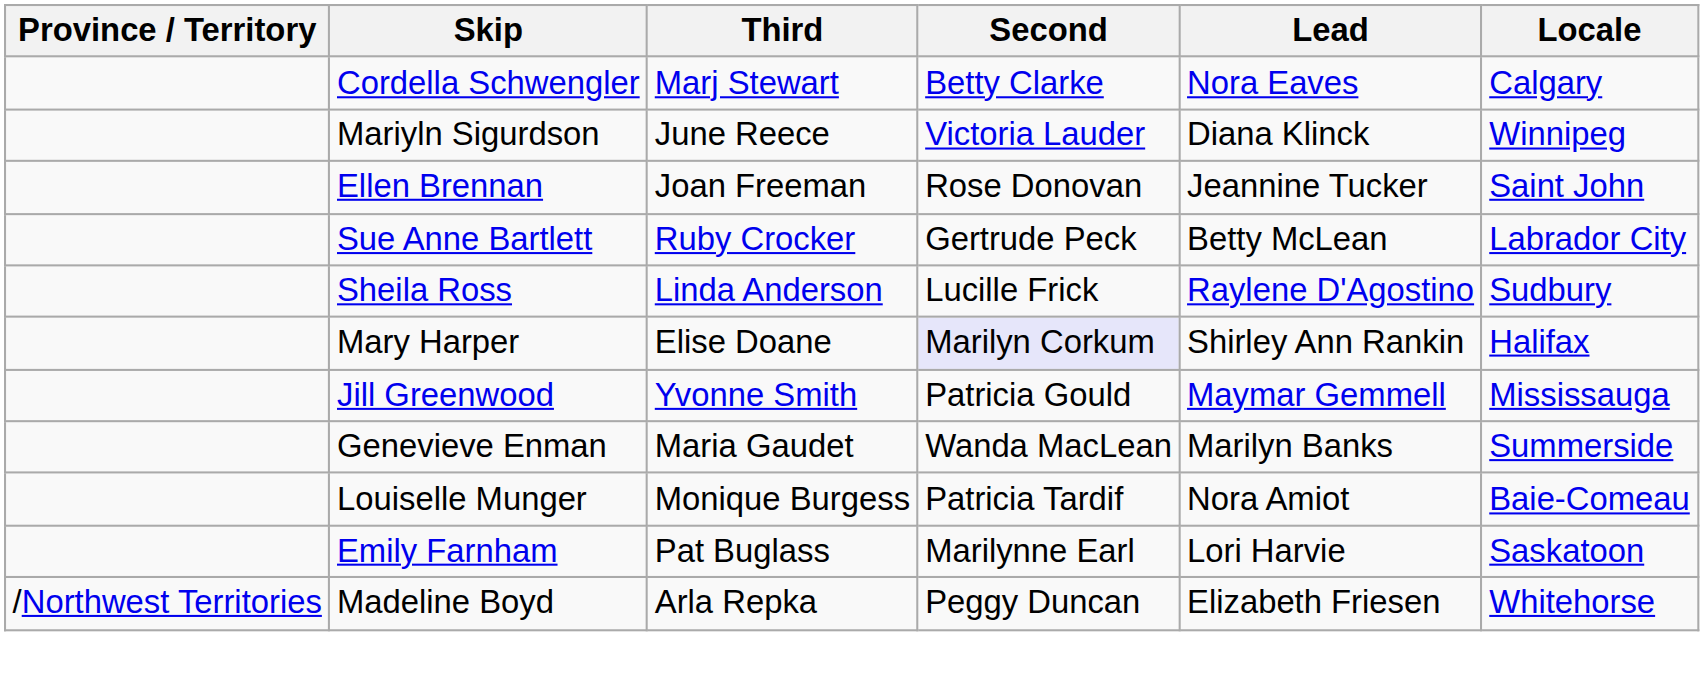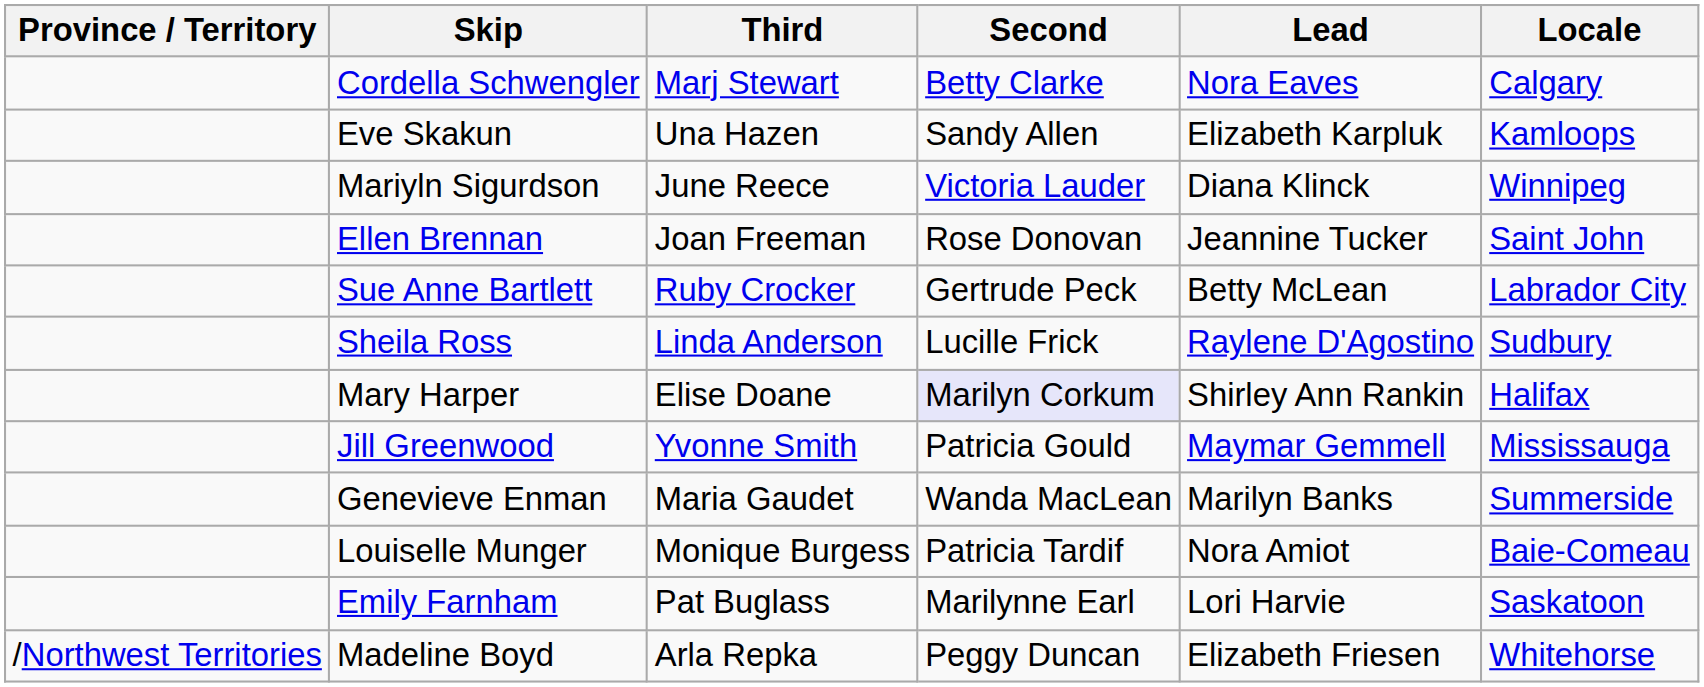+ row: (425, 134)
